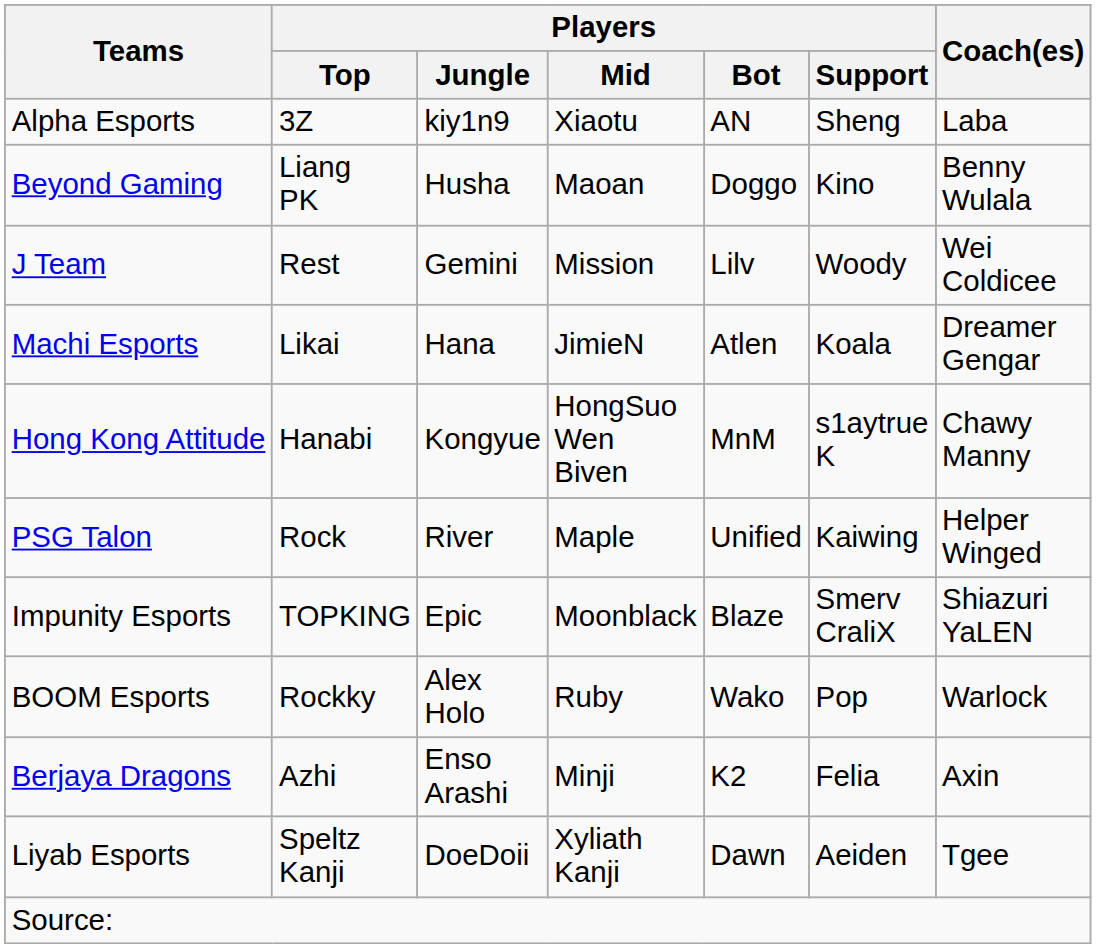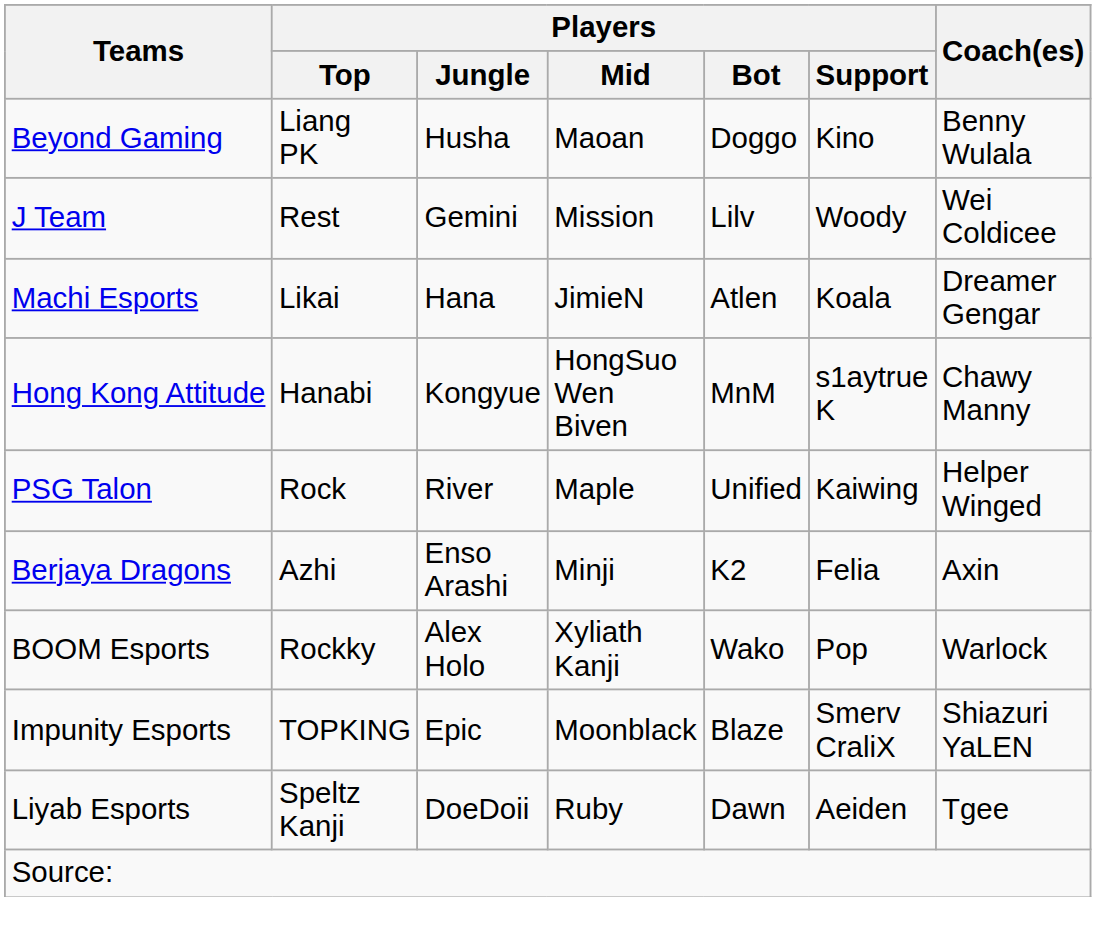- row: (103, 121)
rows swapped: (121, 776) <-> (121, 616)
(589, 696) Ruby -> (599, 649) Xyliath Kanji
(599, 856) Xyliath Kanji -> (589, 809) Ruby
